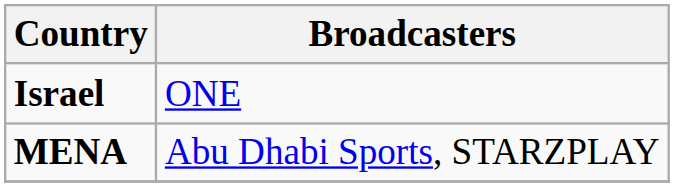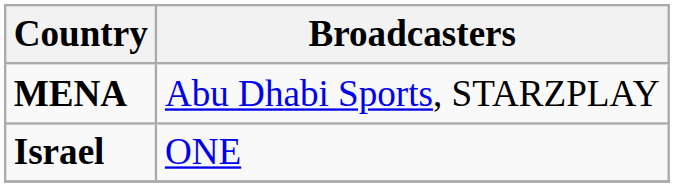rows swapped: (70, 151) <-> (59, 92)
